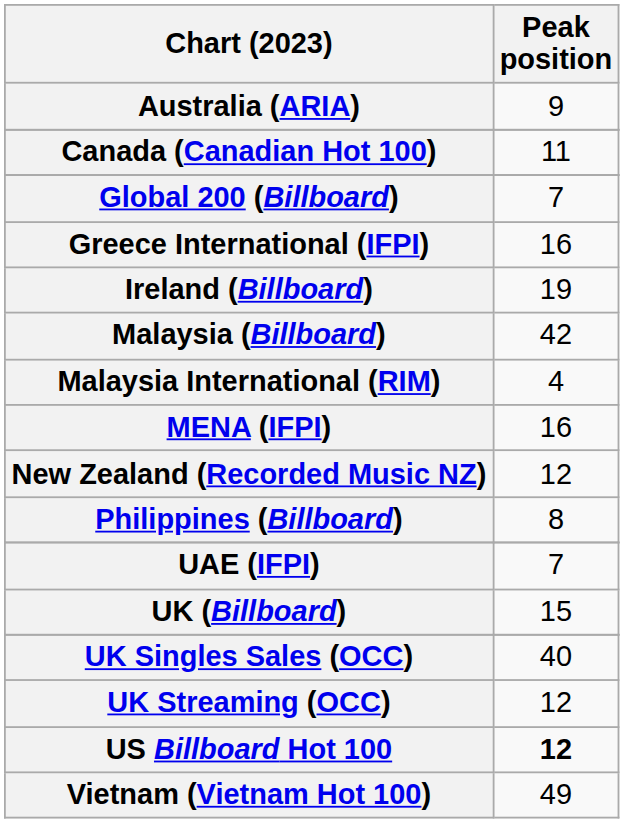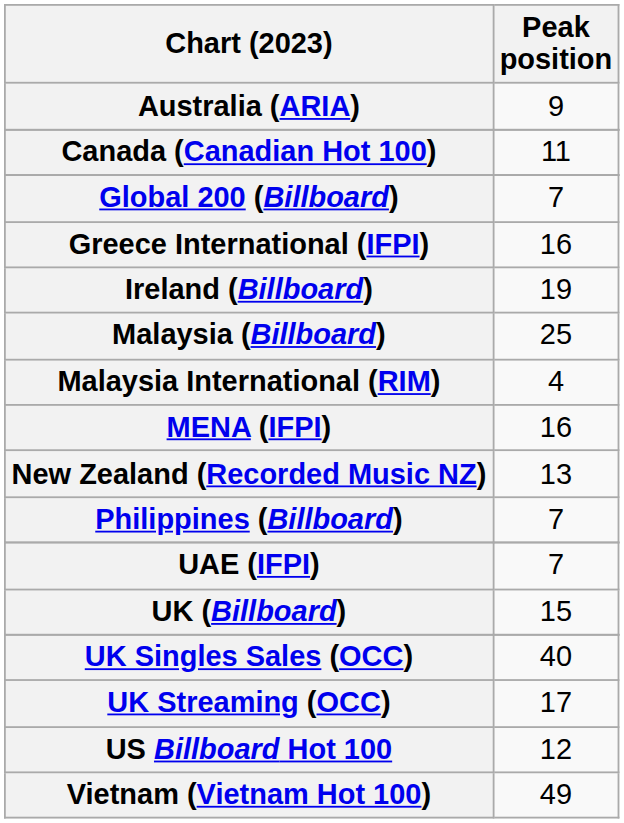(556, 335) 42 -> (556, 335) 25
(556, 473) 12 -> (556, 473) 13
(556, 519) 8 -> (556, 519) 7
(556, 703) 12 -> (556, 703) 17
(556, 748) bold -> (556, 748) normal
